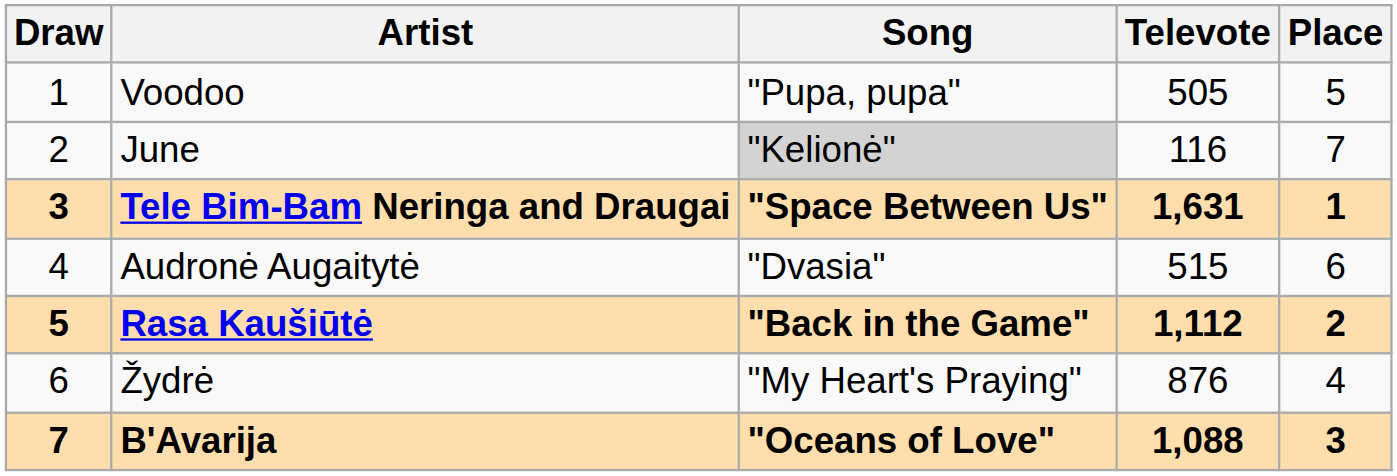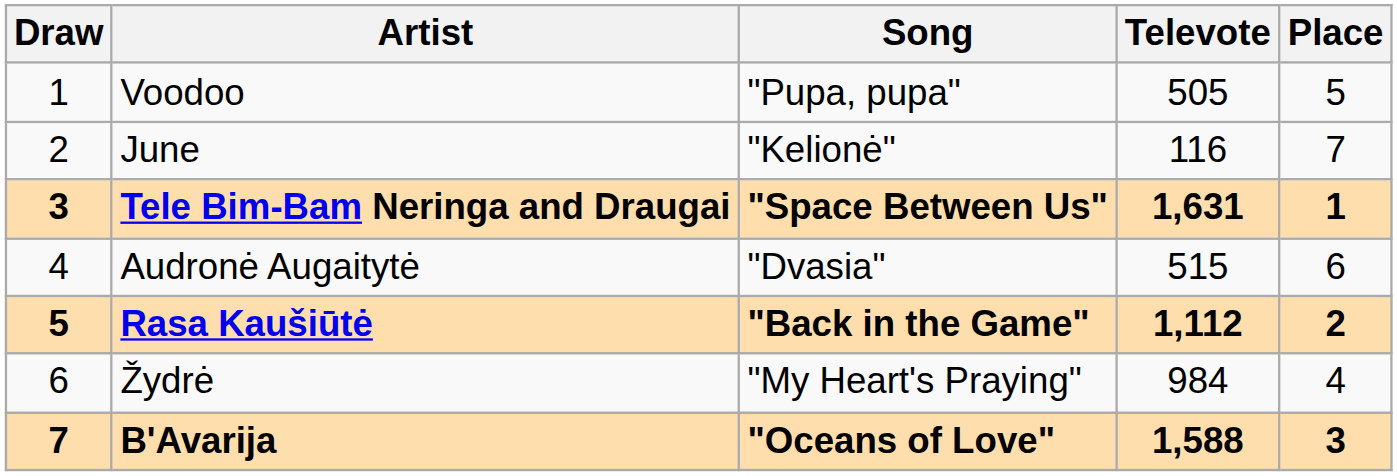(822, 149) lightgrey background -> (822, 149) no background
(1198, 382) 876 -> (1198, 382) 984
(1198, 440) 1,088 -> (1198, 440) 1,588
